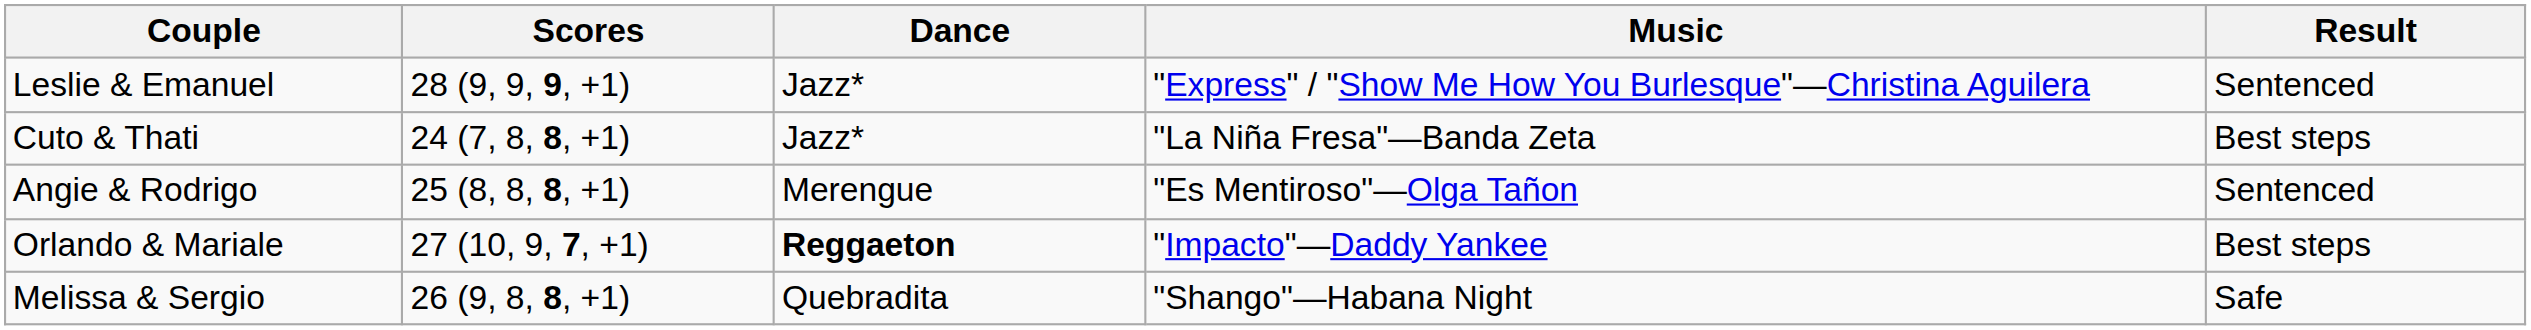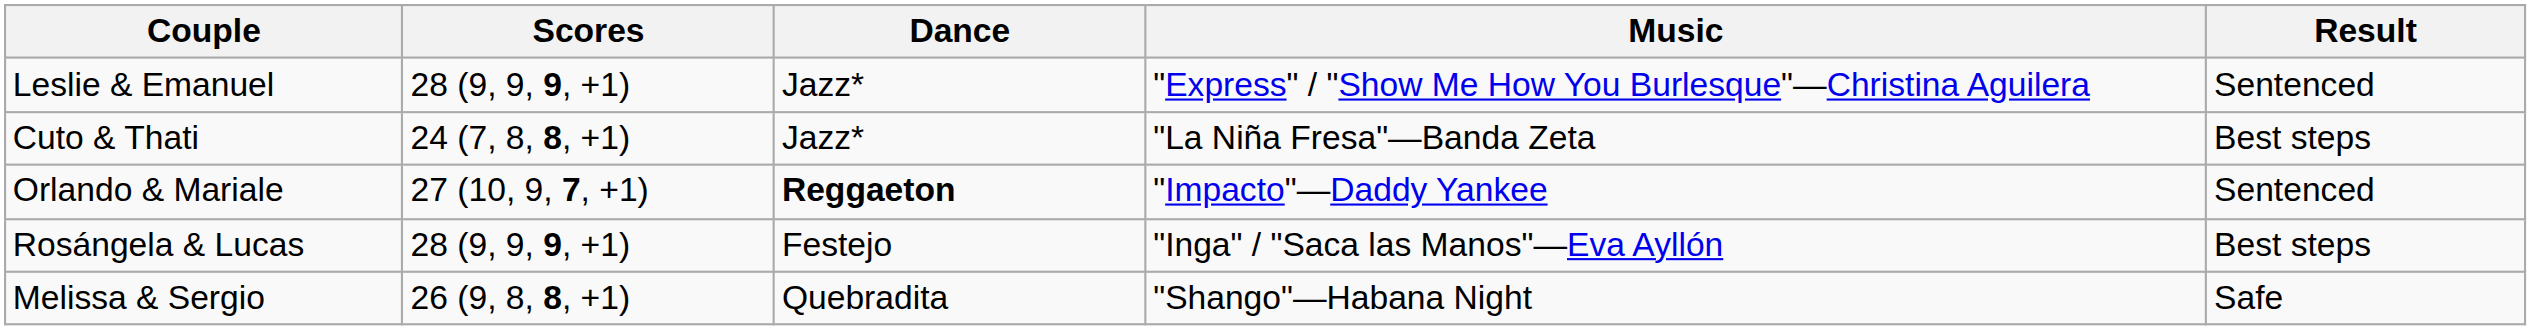- row: (135, 191)
(2293, 244) Best steps -> (2294, 191) Sentenced
+ row: (158, 244)
